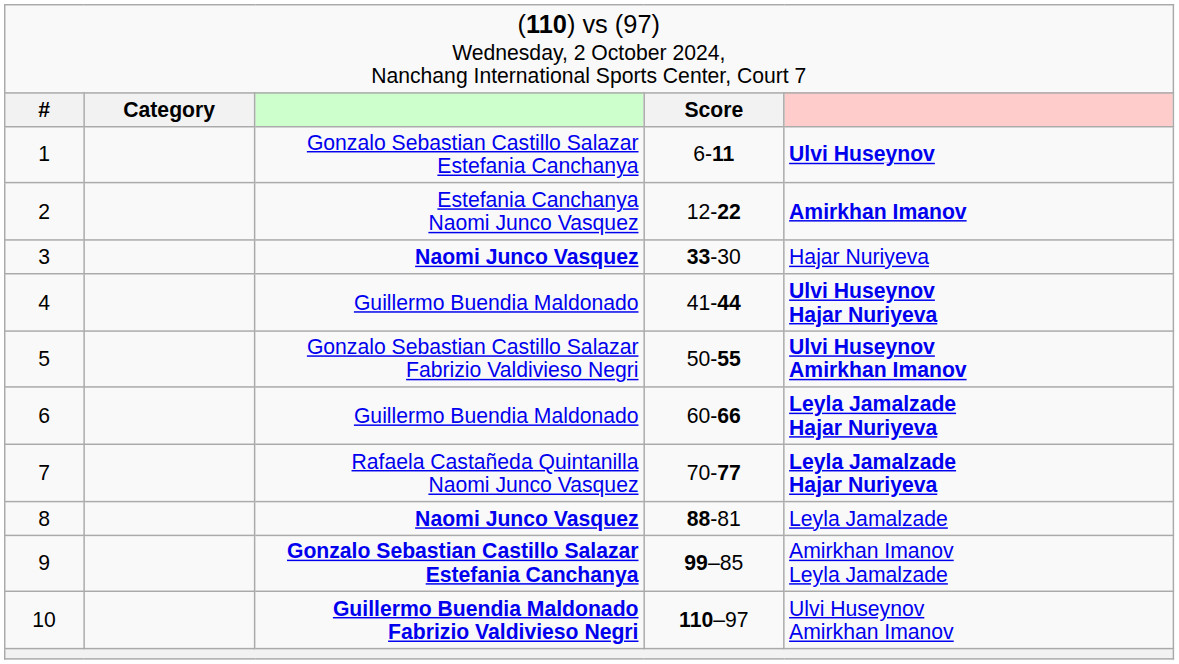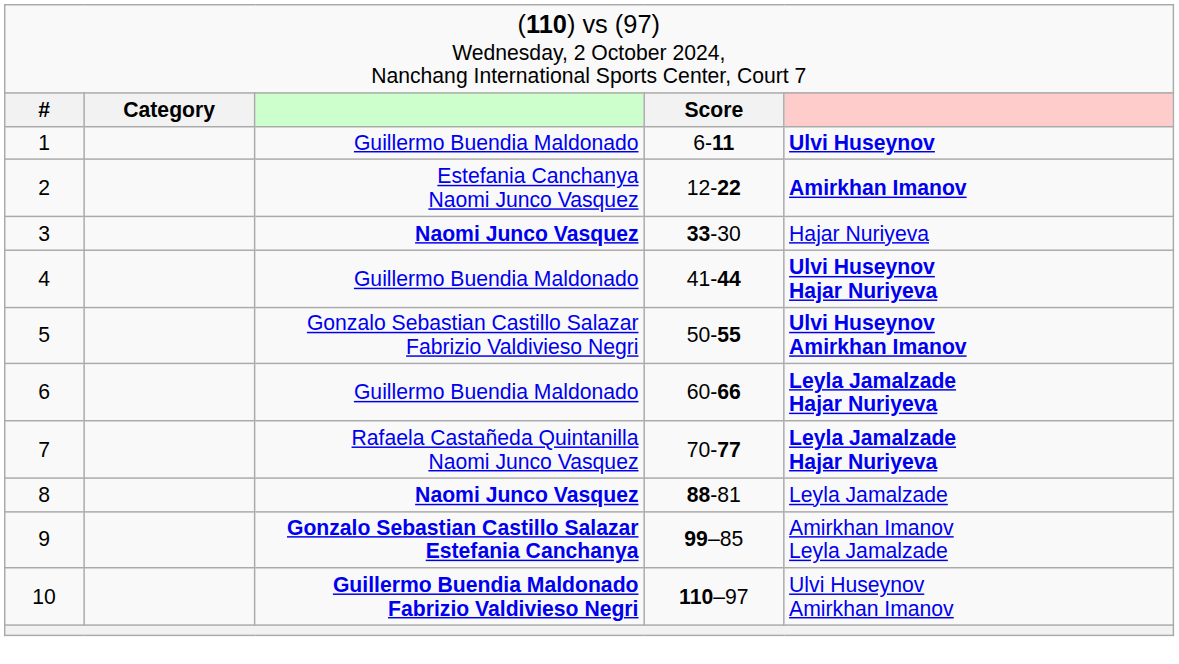(473, 155) Gonzalo Sebastian Castillo Salazar Estefania Canchanya -> (496, 143) Guillermo Buendia Maldonado
